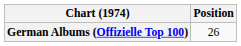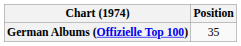(214, 32) 26 -> (214, 32) 35
